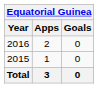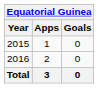rows swapped: (18, 59) <-> (18, 43)
